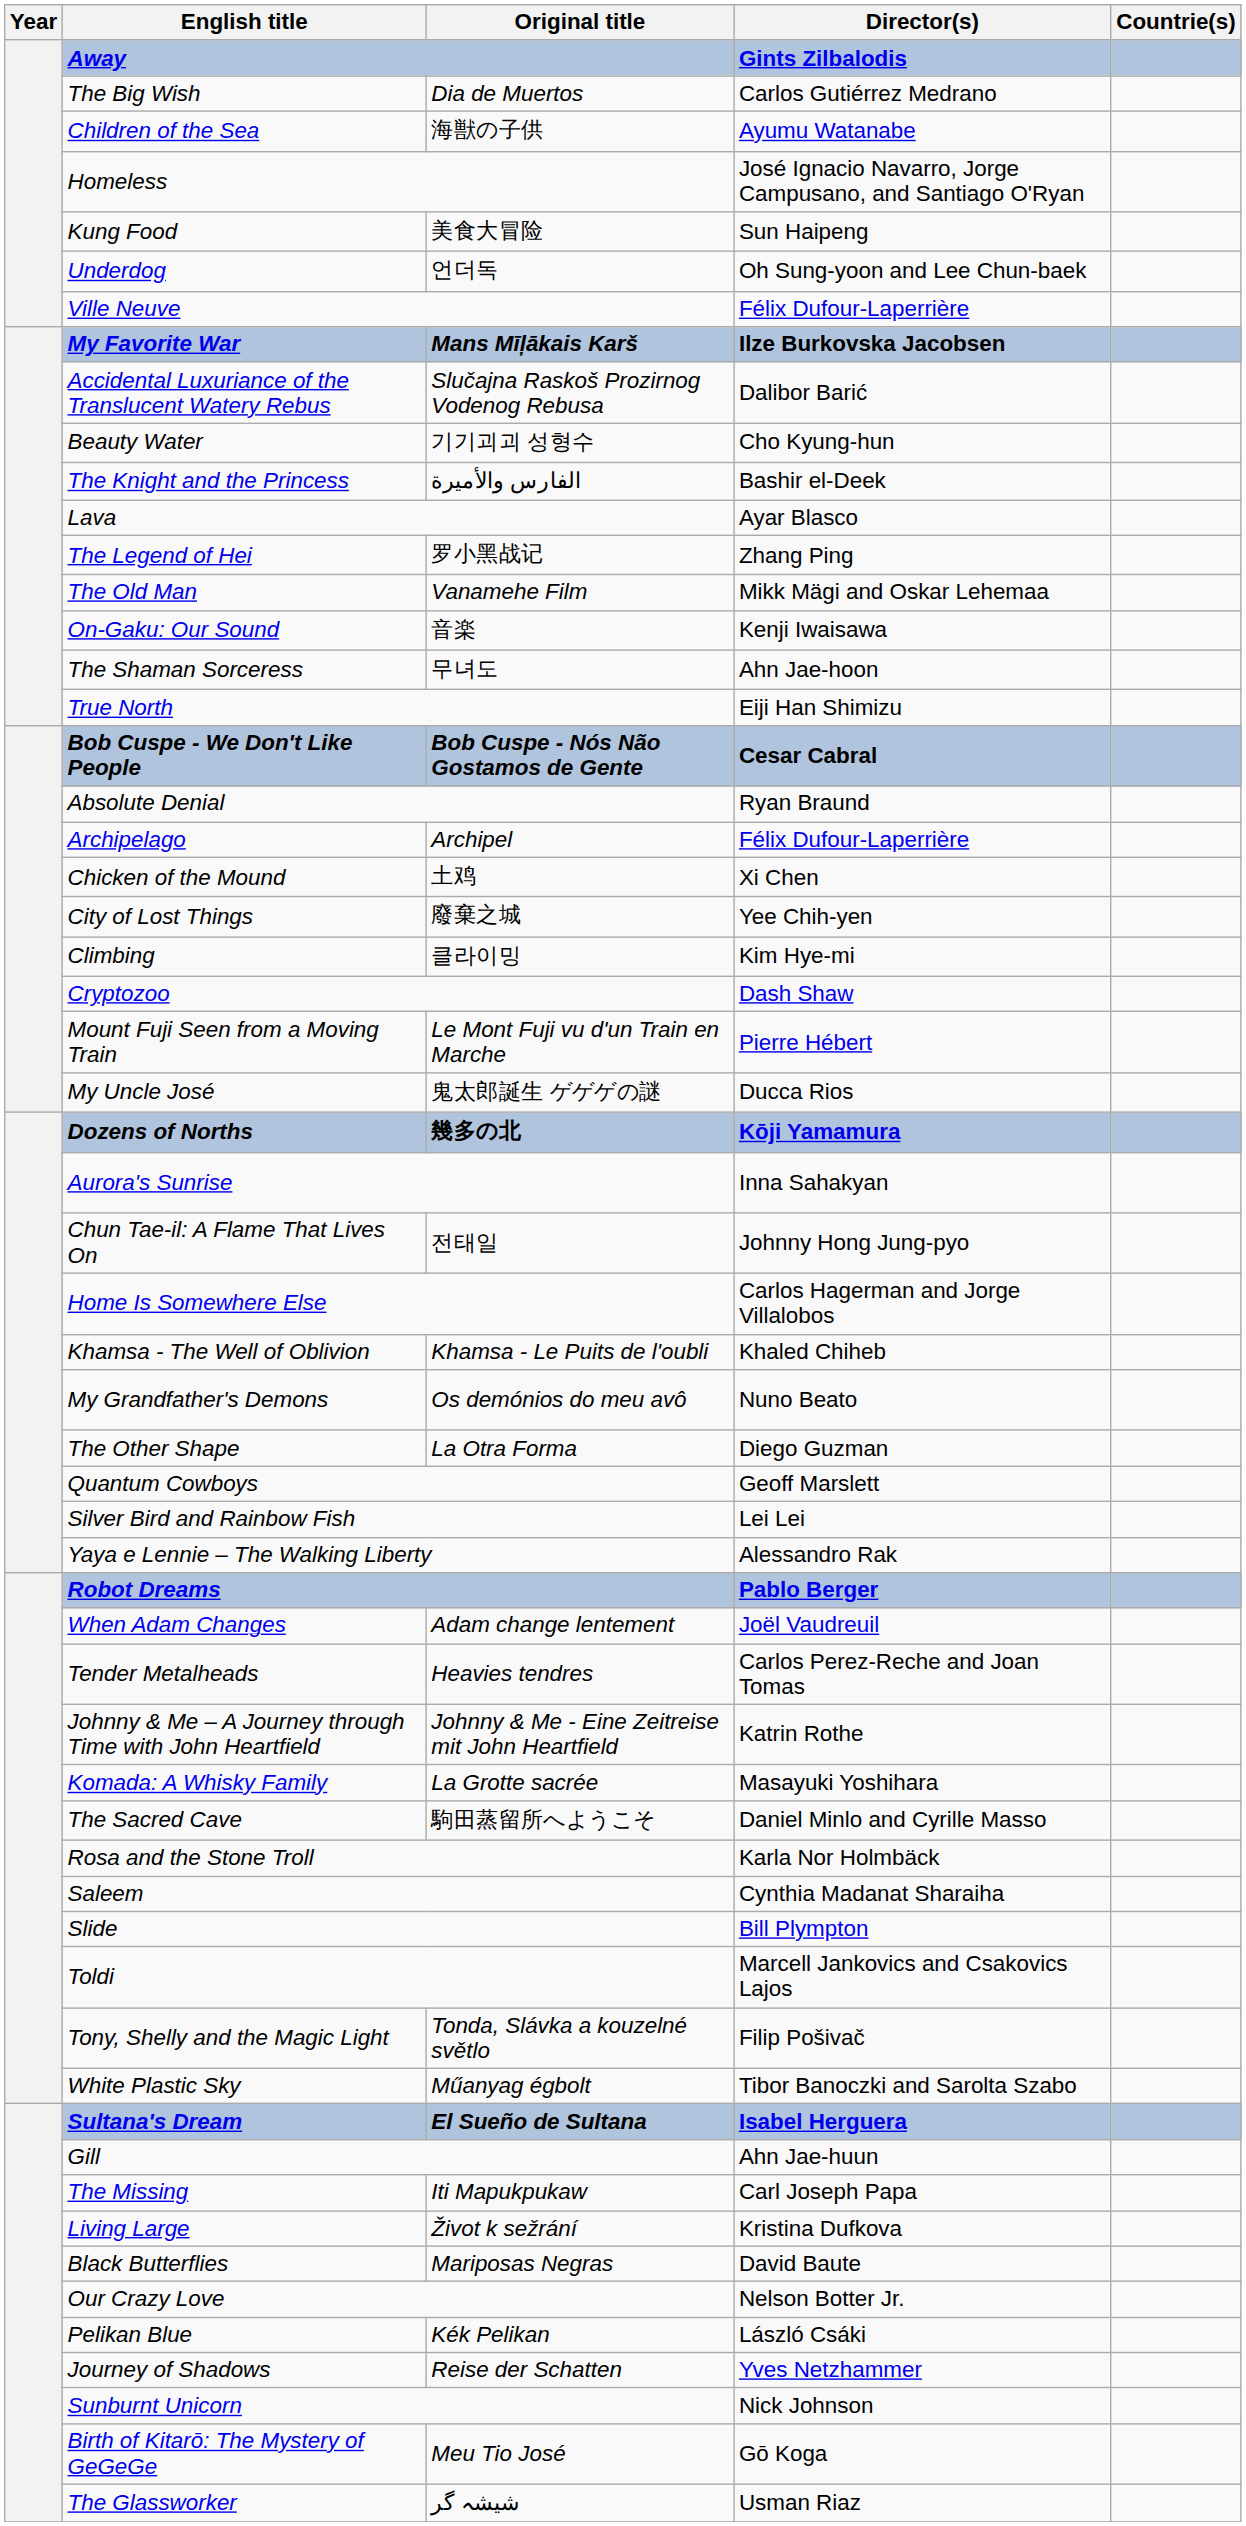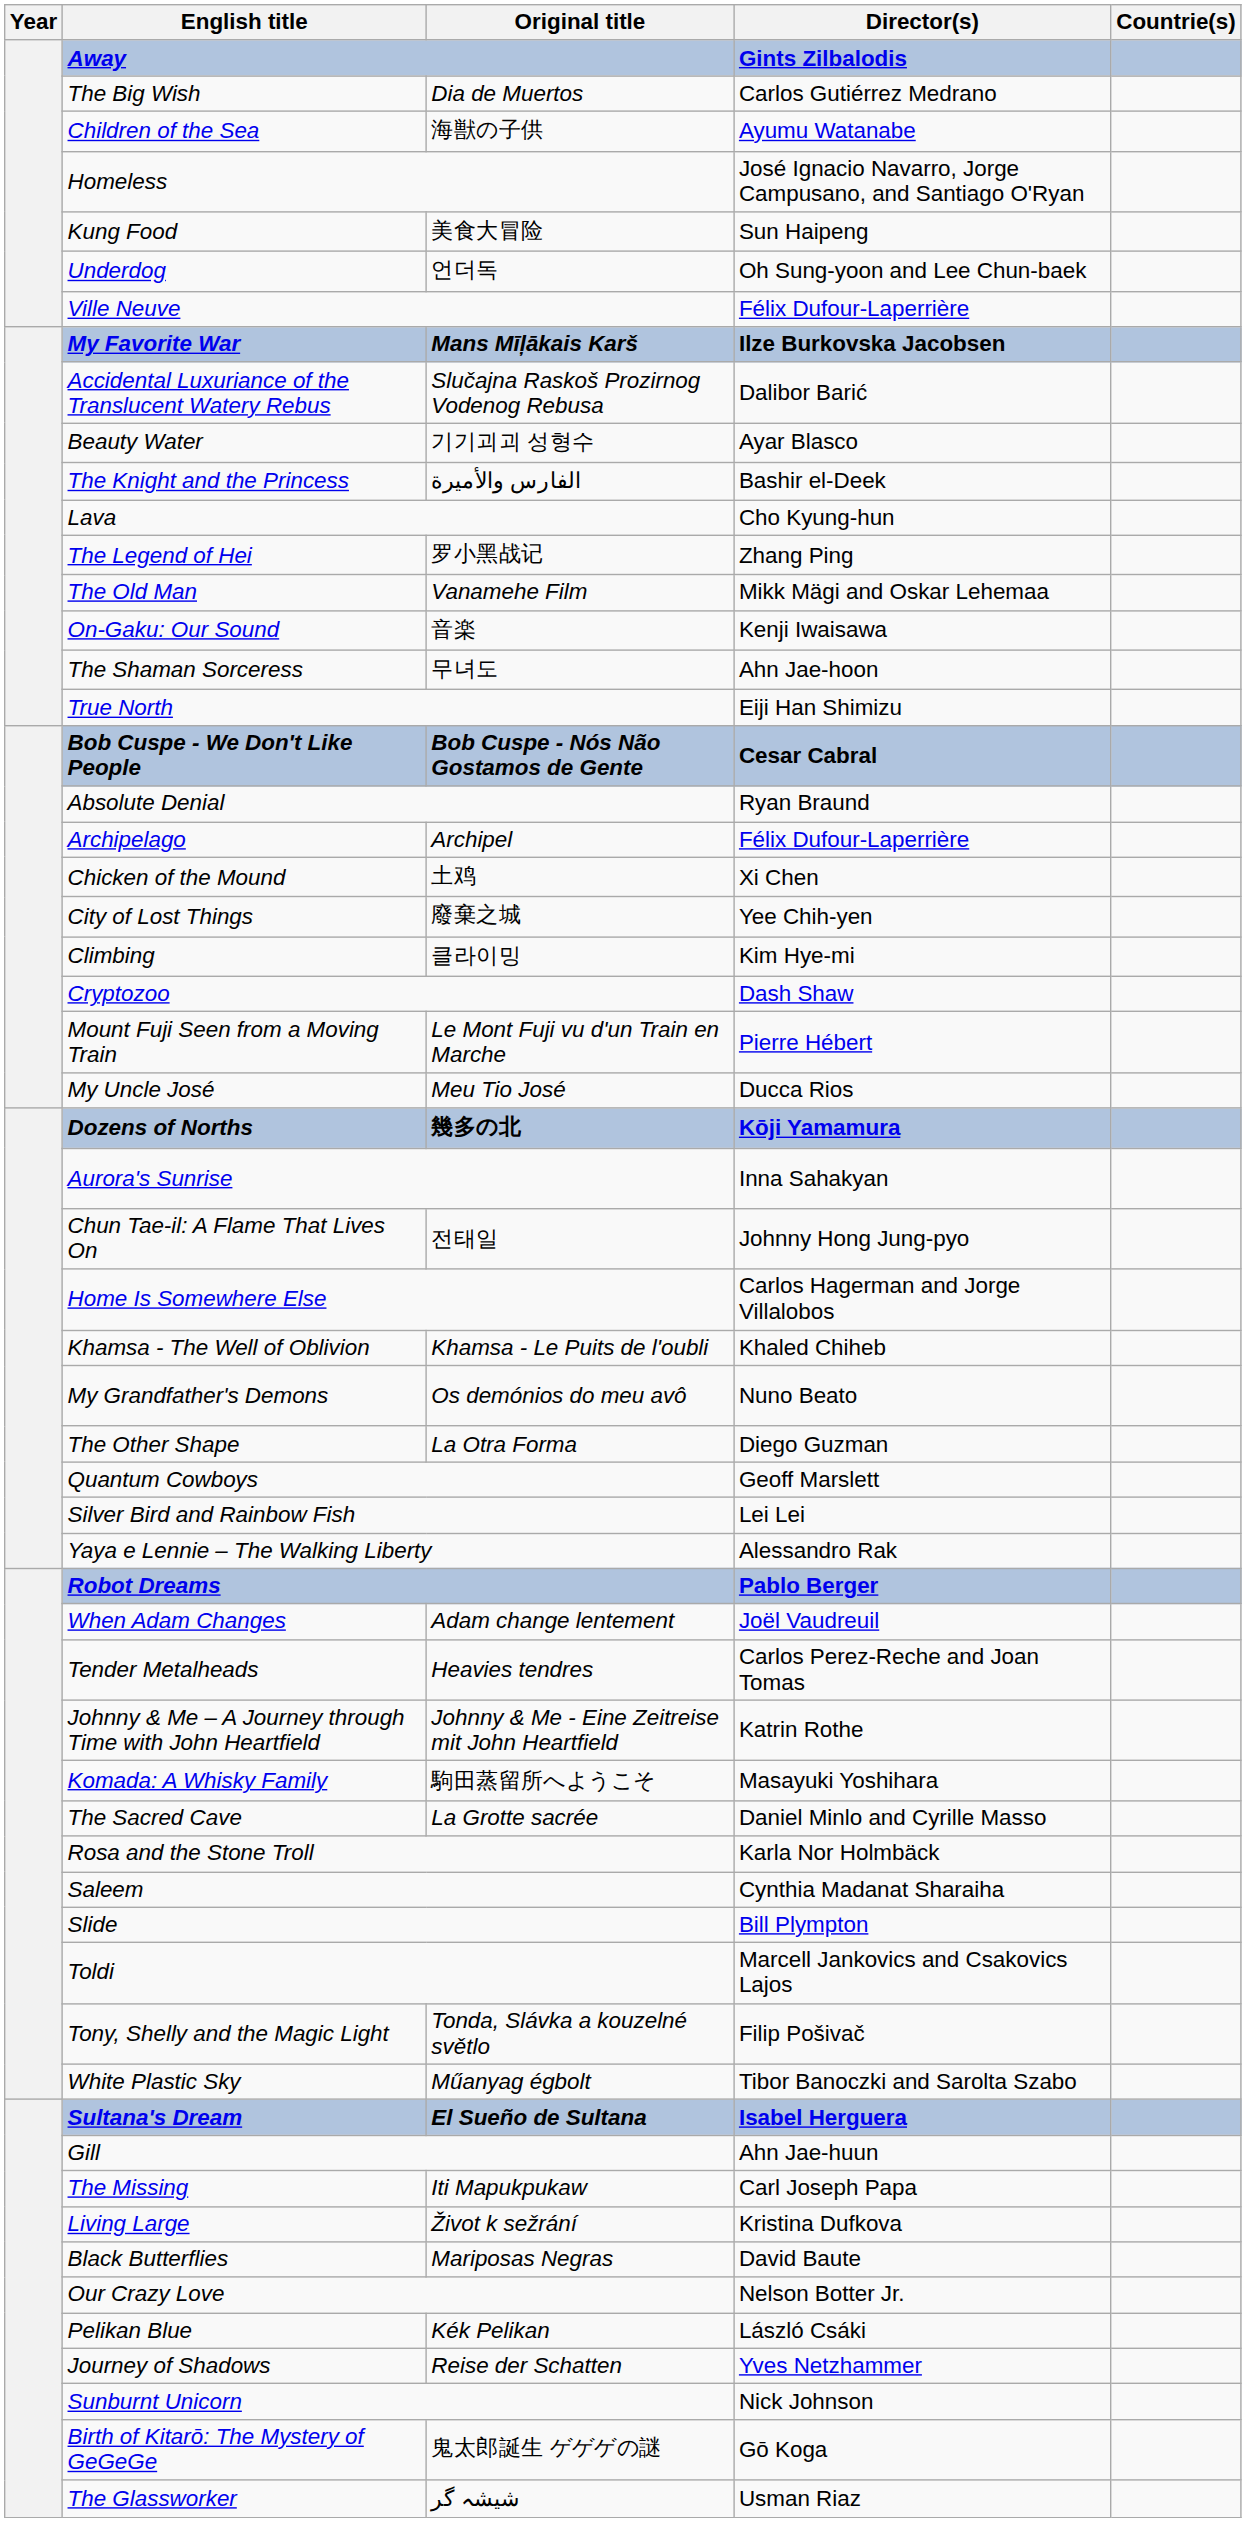(817, 442) Cho Kyung-hun -> (798, 442) Ayar Blasco
(798, 517) Ayar Blasco -> (817, 517) Cho Kyung-hun
(546, 1091) 鬼太郎誕生 ゲゲゲの謎 -> (498, 1090) Meu Tio José
(515, 1782) La Grotte sacrée -> (543, 1779) 駒田蒸留所へようこそ
(543, 1819) 駒田蒸留所へようこそ -> (515, 1818) La Grotte sacrée
(498, 2453) Meu Tio José -> (546, 2448) 鬼太郎誕生 ゲゲゲの謎
